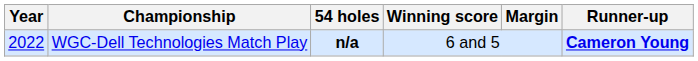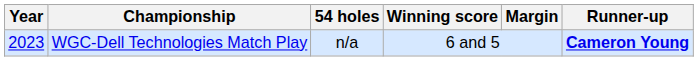(26, 42) 2022 -> (26, 42) 2023
(347, 42) bold -> (347, 42) normal
